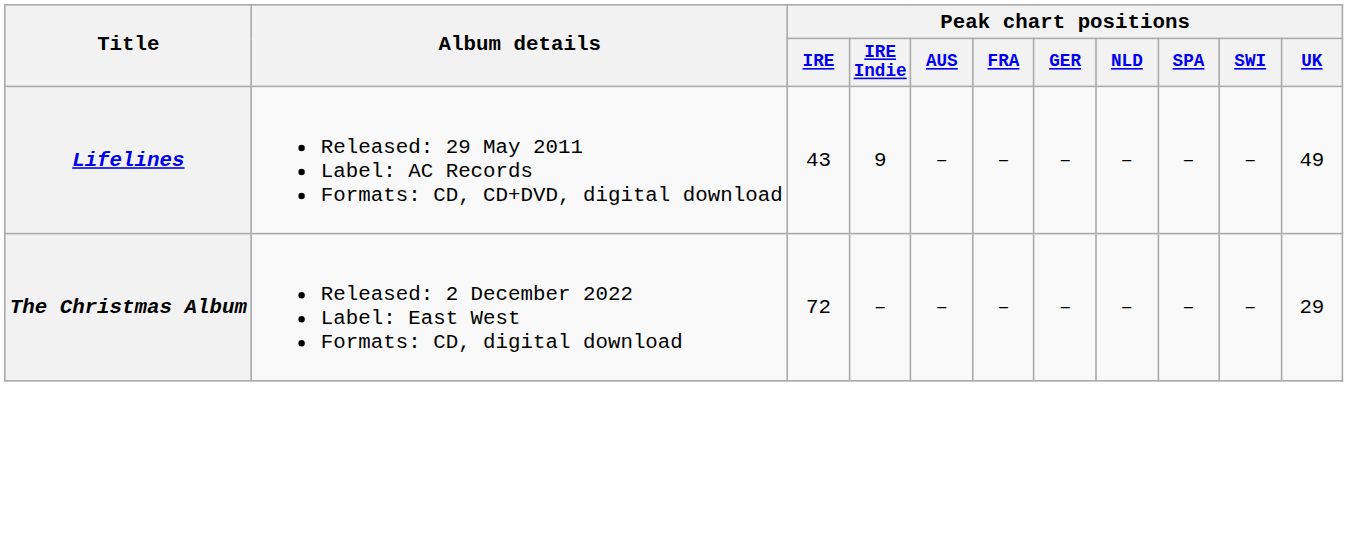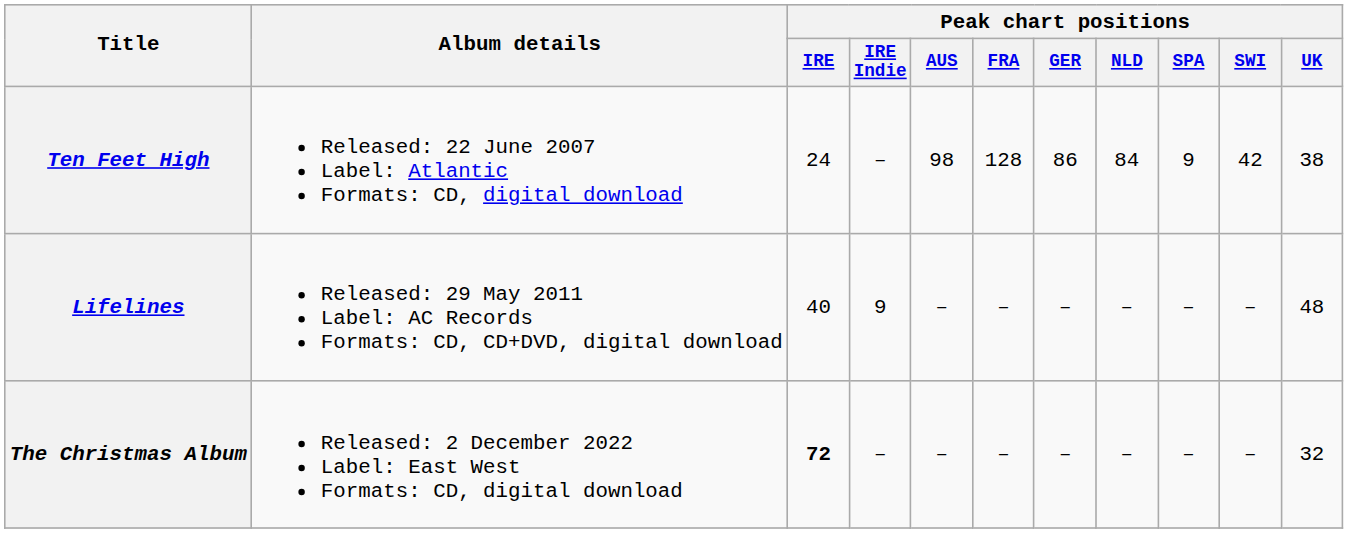+ row: (128, 160)
(818, 160) 43 -> (818, 307) 40
(1312, 160) 49 -> (1312, 307) 48
(818, 307) normal -> (818, 454) bold
(1312, 307) 29 -> (1312, 454) 32
